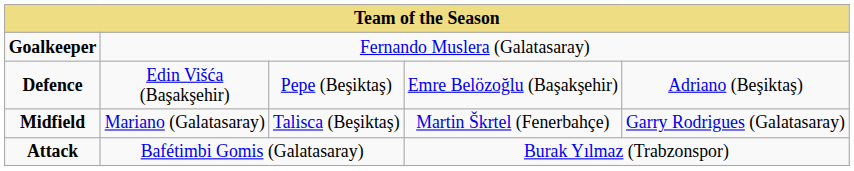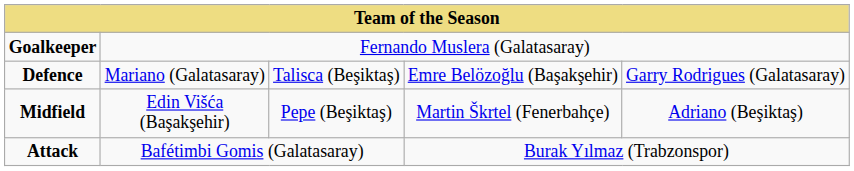(185, 84) Edin Višća (Başakşehir) -> (185, 74) Mariano (Galatasaray)
(336, 84) Pepe (Beşiktaş) -> (336, 74) Talisca (Beşiktaş)
(736, 84) Adriano (Beşiktaş) -> (736, 74) Garry Rodrigues (Galatasaray)
(185, 123) Mariano (Galatasaray) -> (185, 113) Edin Višća (Başakşehir)
(336, 123) Talisca (Beşiktaş) -> (336, 113) Pepe (Beşiktaş)
(736, 123) Garry Rodrigues (Galatasaray) -> (736, 113) Adriano (Beşiktaş)
